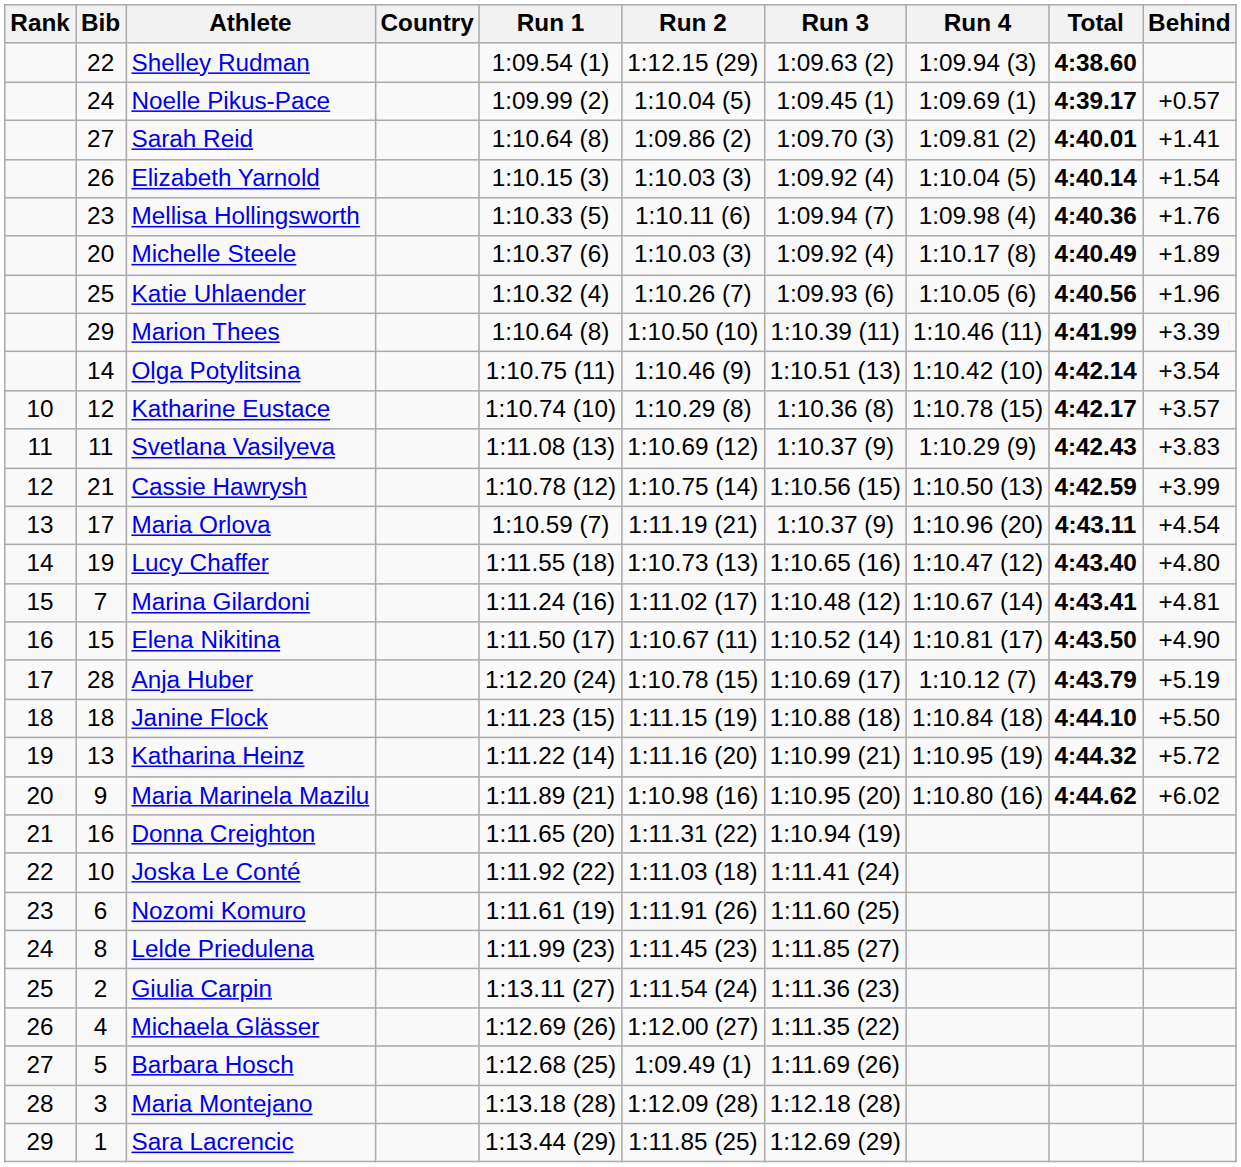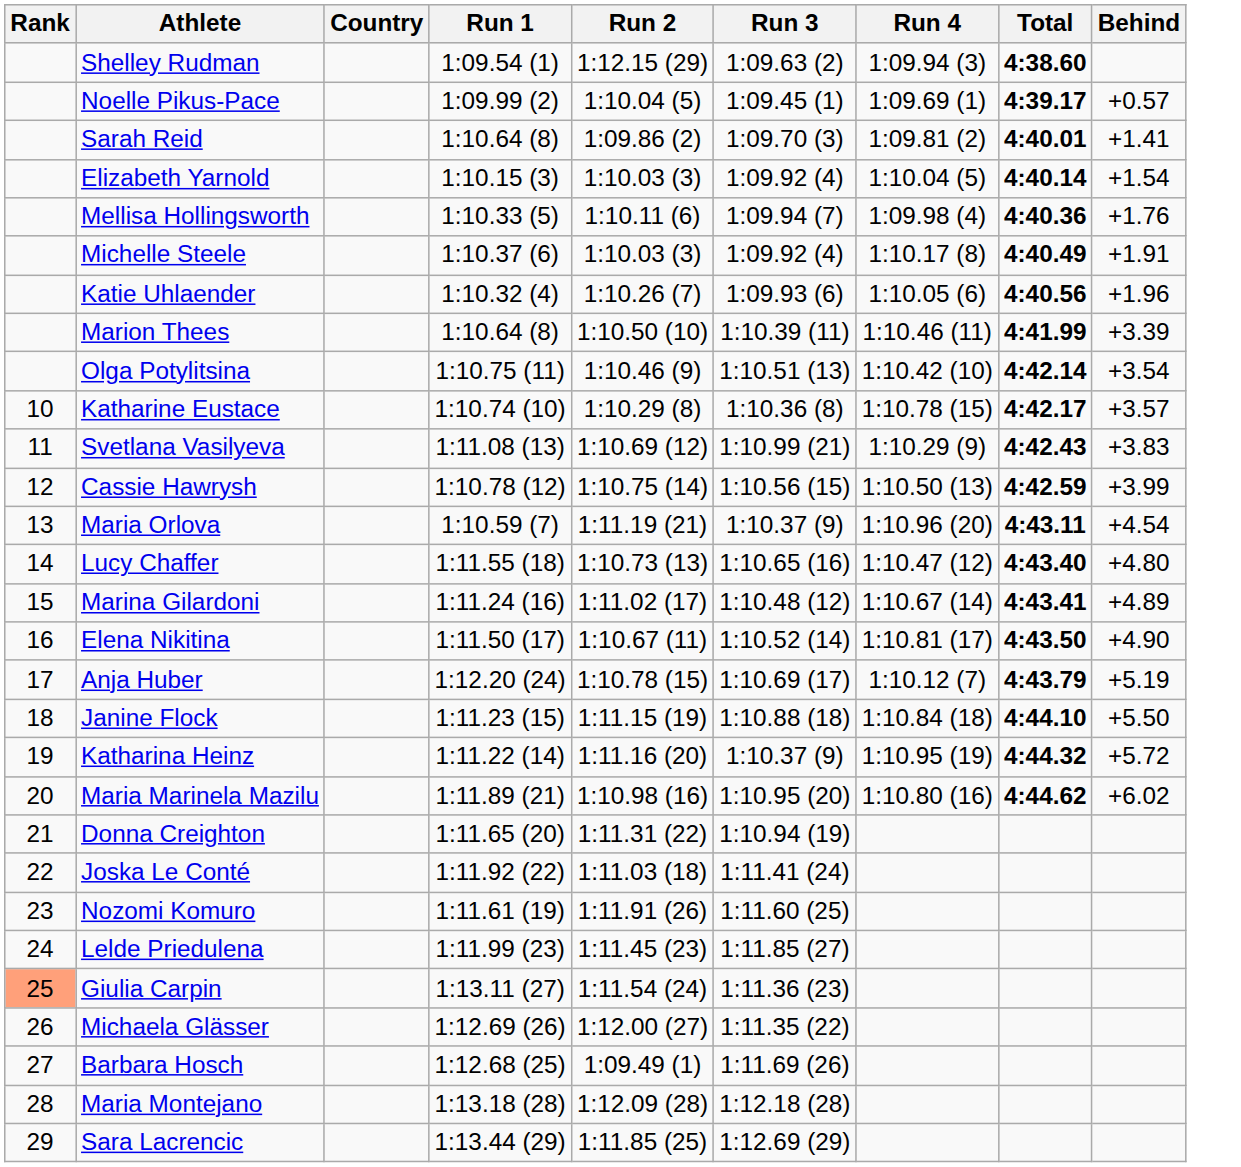- column: (101, 23)
(1189, 255) +1.89 -> (1139, 255) +1.91
(835, 448) 1:10.37 (9) -> (785, 448) 1:10.99 (21)
(1189, 602) +4.81 -> (1139, 602) +4.89
(835, 756) 1:10.99 (21) -> (785, 756) 1:10.37 (9)
(40, 988) no background -> (40, 988) lightsalmon background
